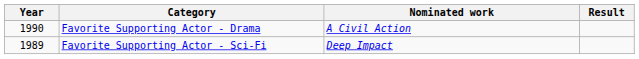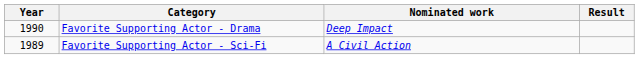(369, 29) A Civil Action -> (360, 29) Deep Impact
(360, 45) Deep Impact -> (369, 45) A Civil Action
